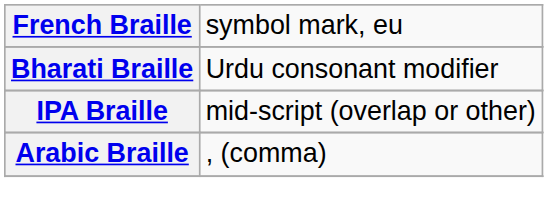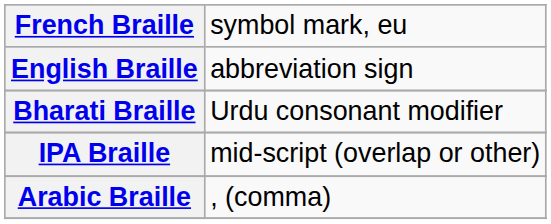+ row: (104, 68)
